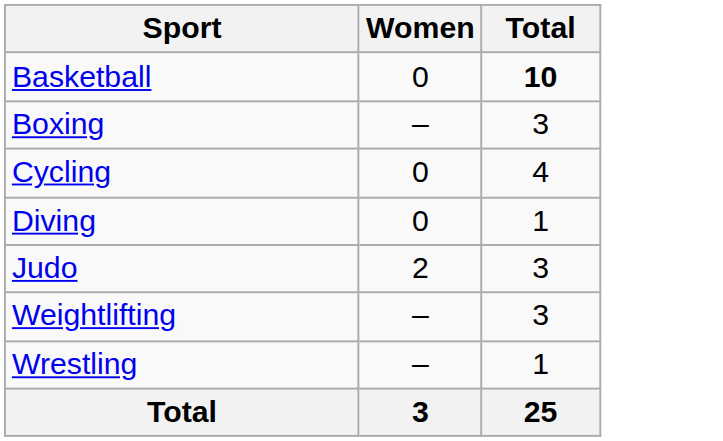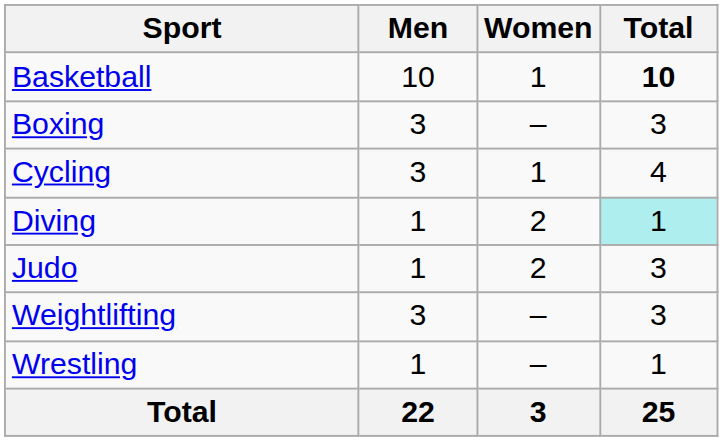+ column: (418, 28)
(420, 76) 0 -> (538, 76) 1
(420, 172) 0 -> (538, 172) 1
(420, 220) 0 -> (538, 220) 2
(541, 220) no background -> (659, 220) paleturquoise background
